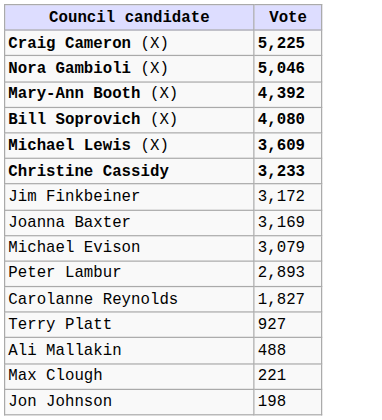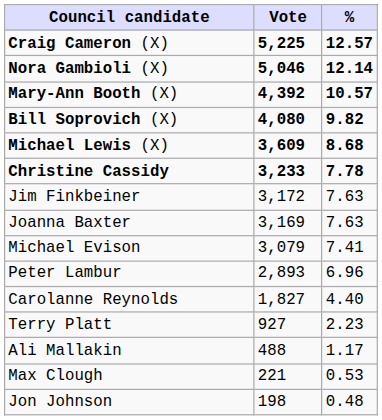+ column: (349, 17)
